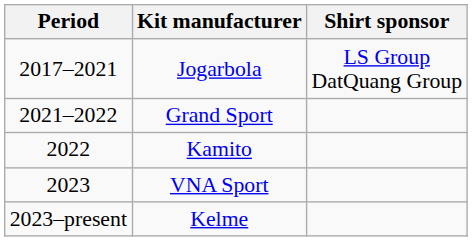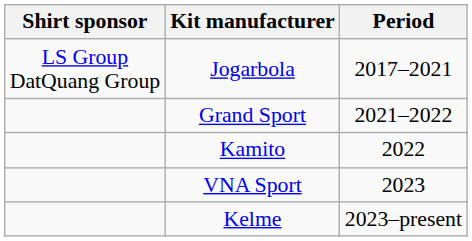columns swapped: (68, 21) <-> (387, 21)
